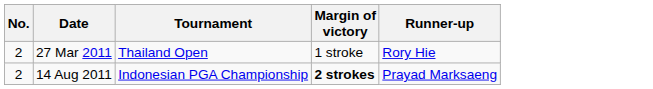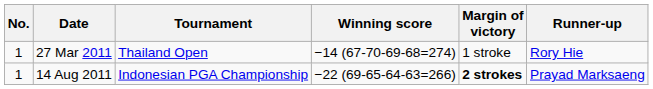+ column: (385, 23)
(19, 52) 2 -> (19, 52) 1
(19, 74) 2 -> (19, 74) 1
